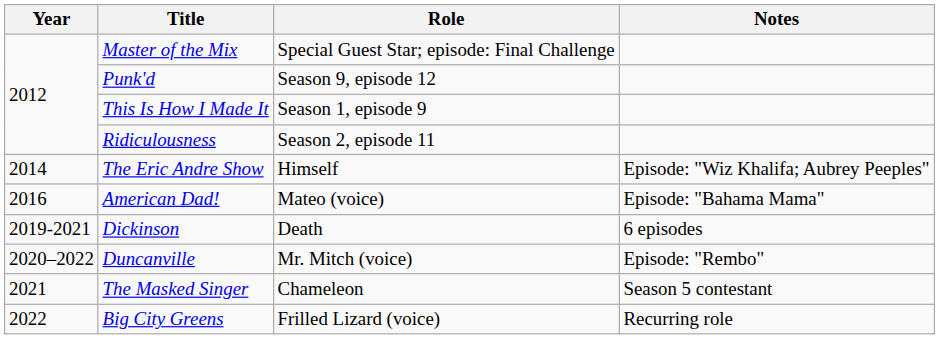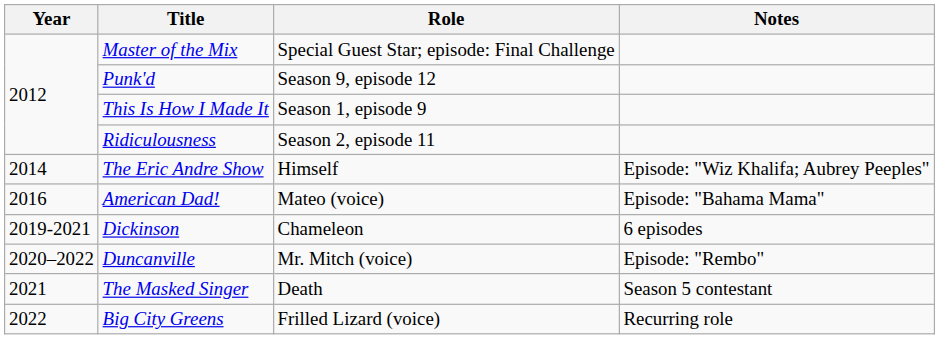(300, 229) Death -> (321, 229) Chameleon
(321, 288) Chameleon -> (300, 288) Death
